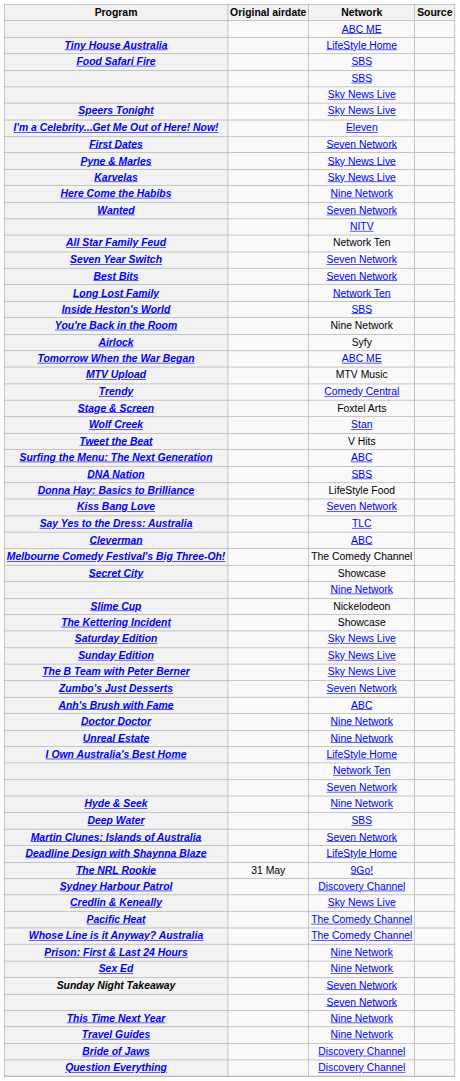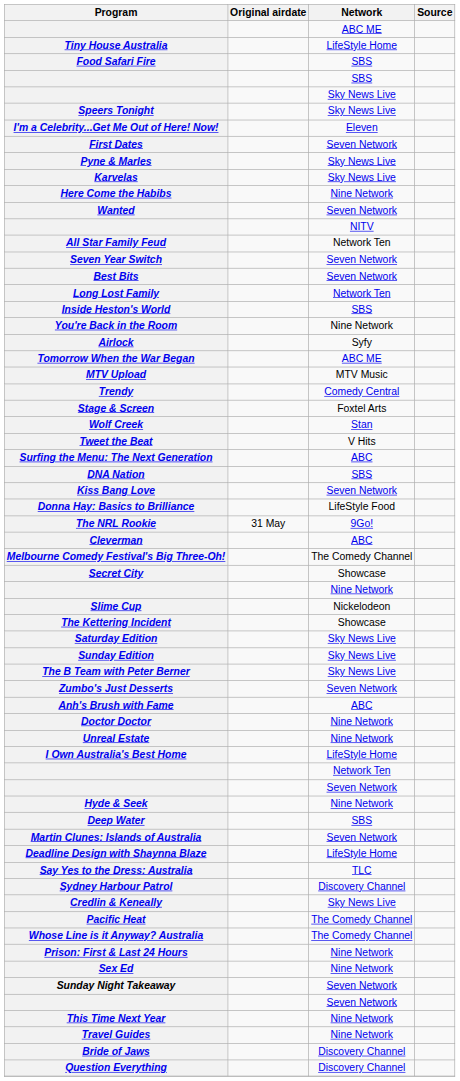rows swapped: (116, 507) <-> (116, 491)
rows swapped: (116, 870) <-> (116, 524)
